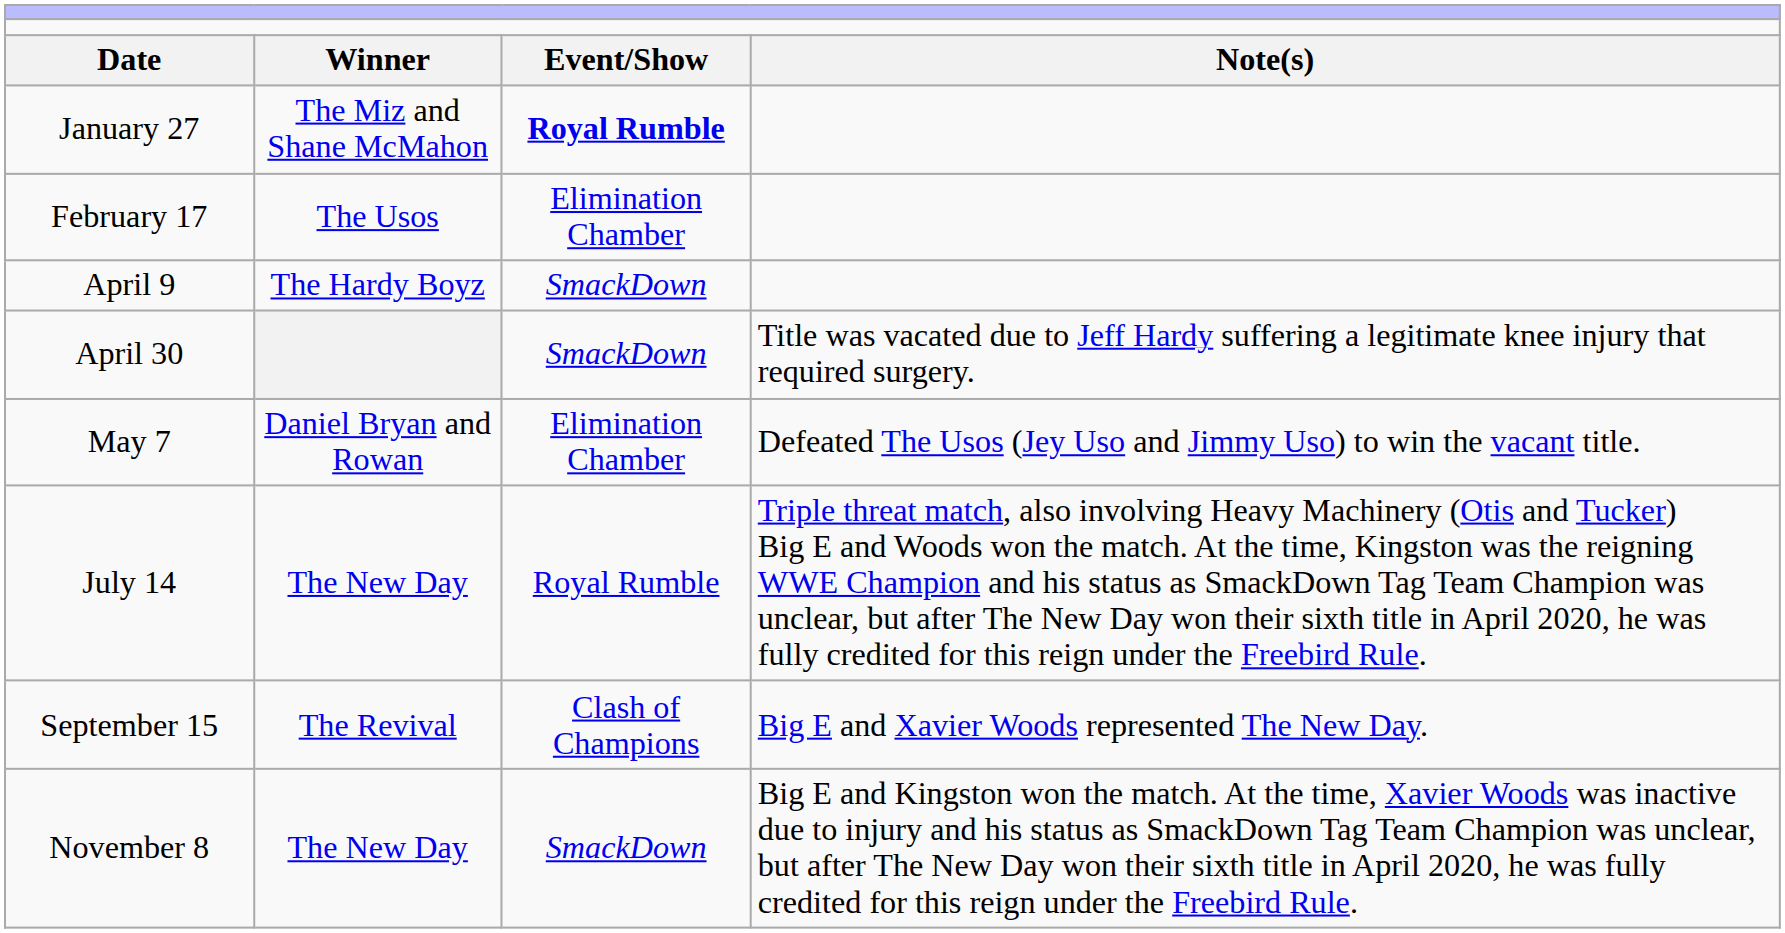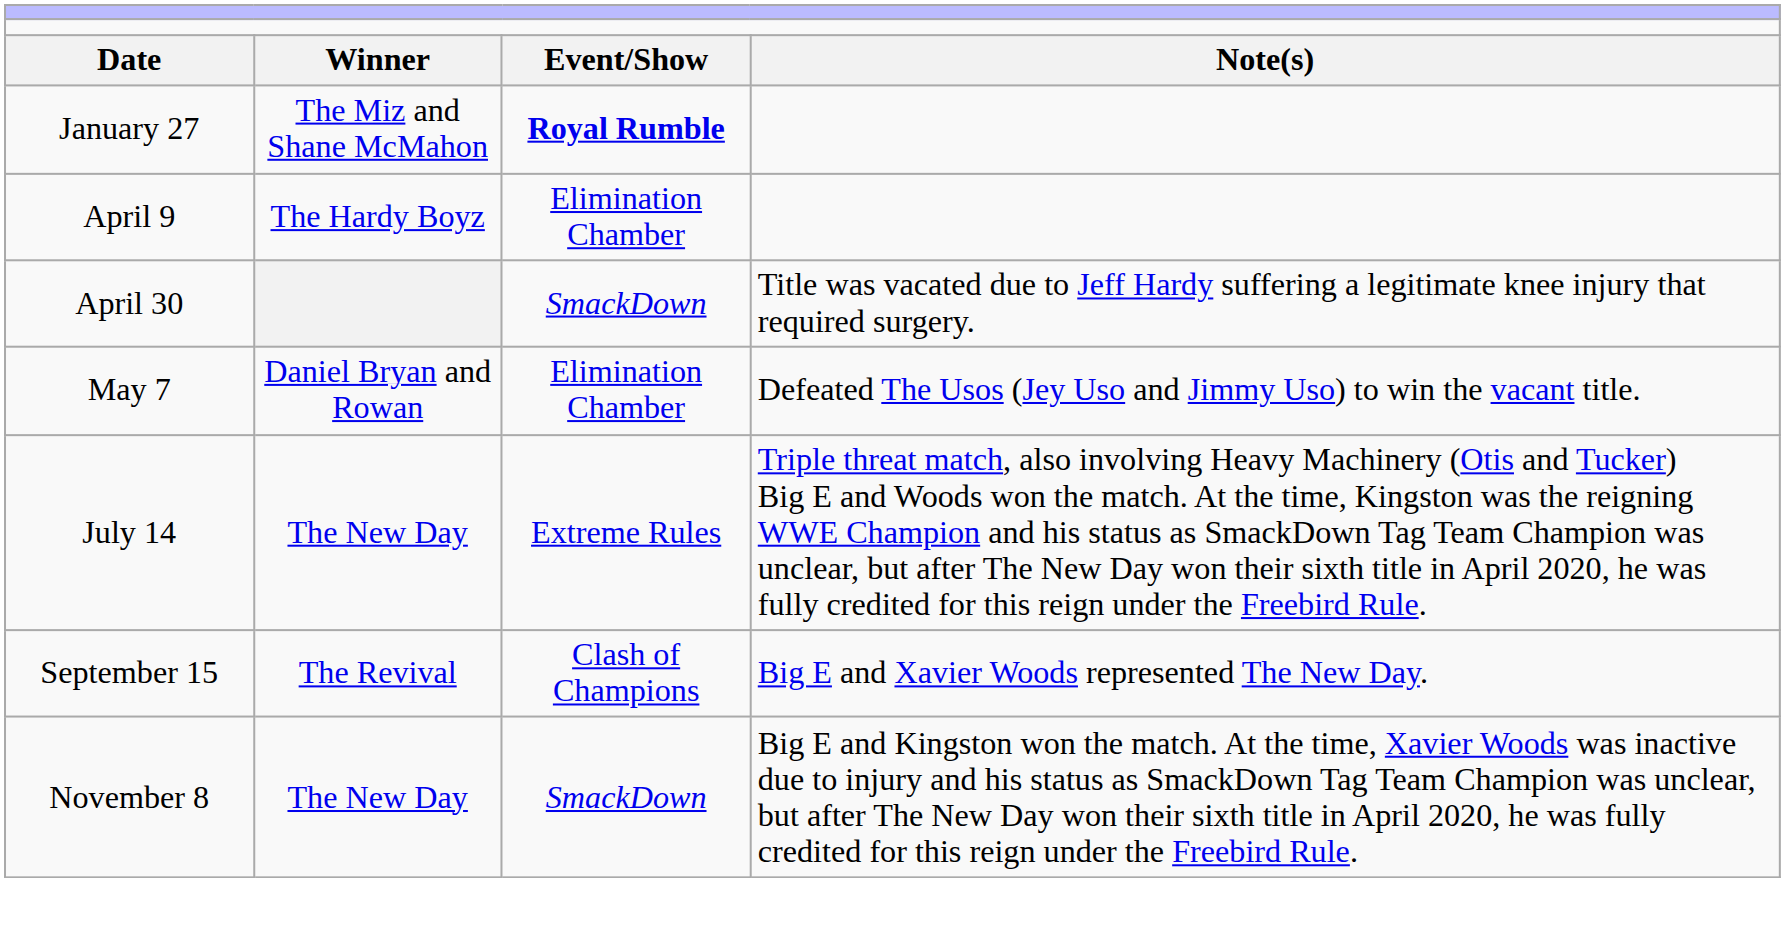- row: (129, 215)
(626, 285) SmackDown -> (626, 215) Elimination Chamber
(626, 582) Royal Rumble -> (626, 531) Extreme Rules
